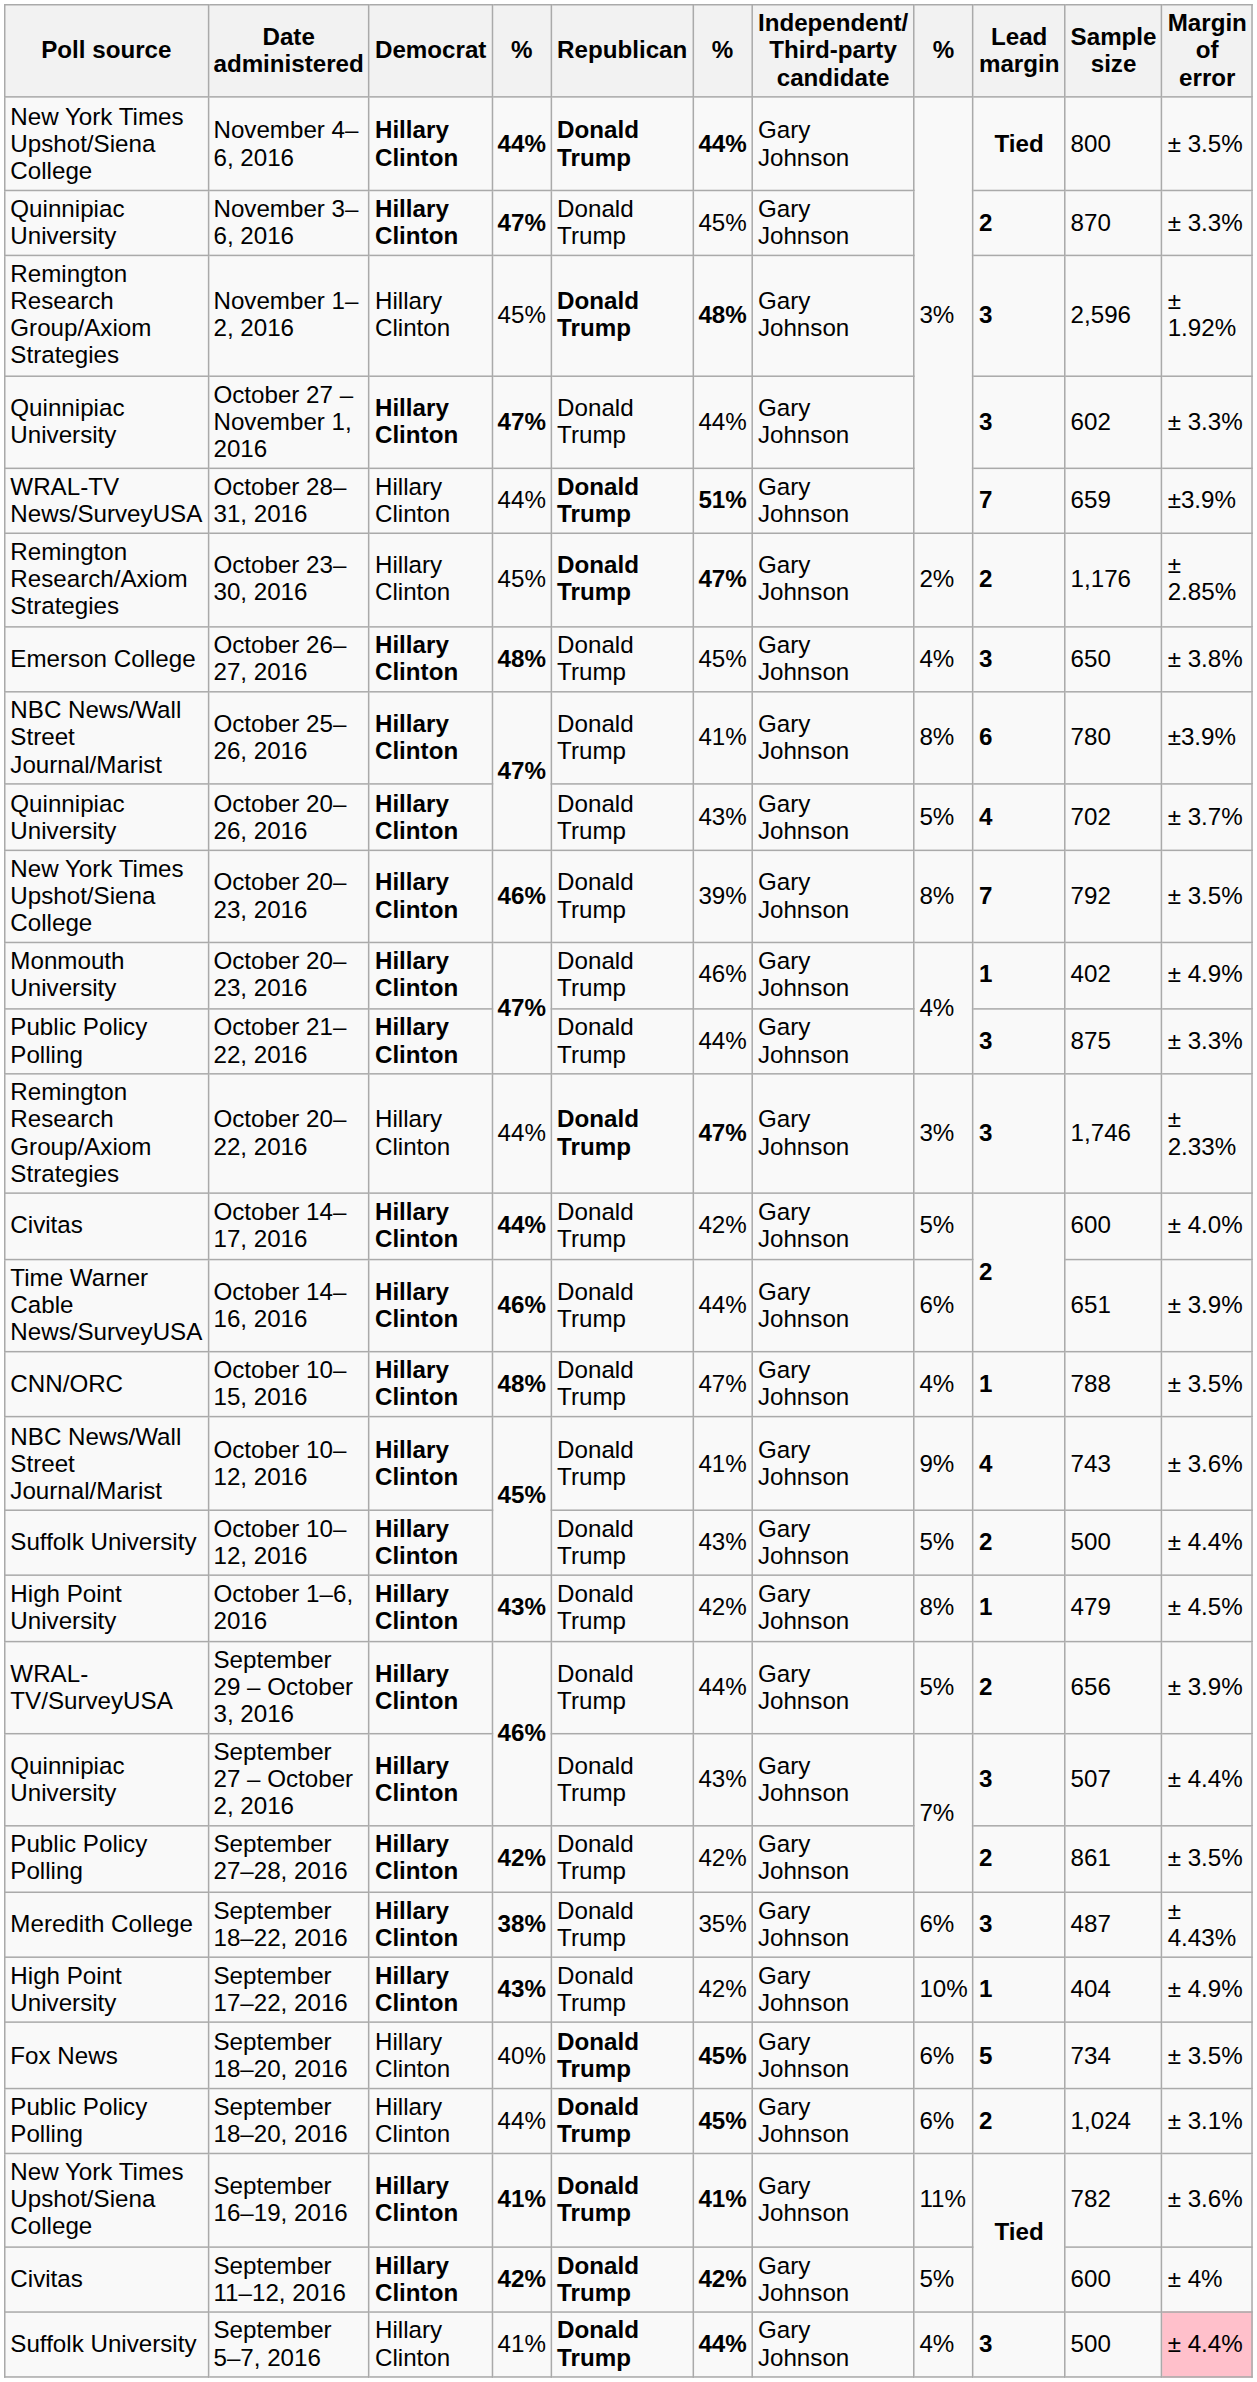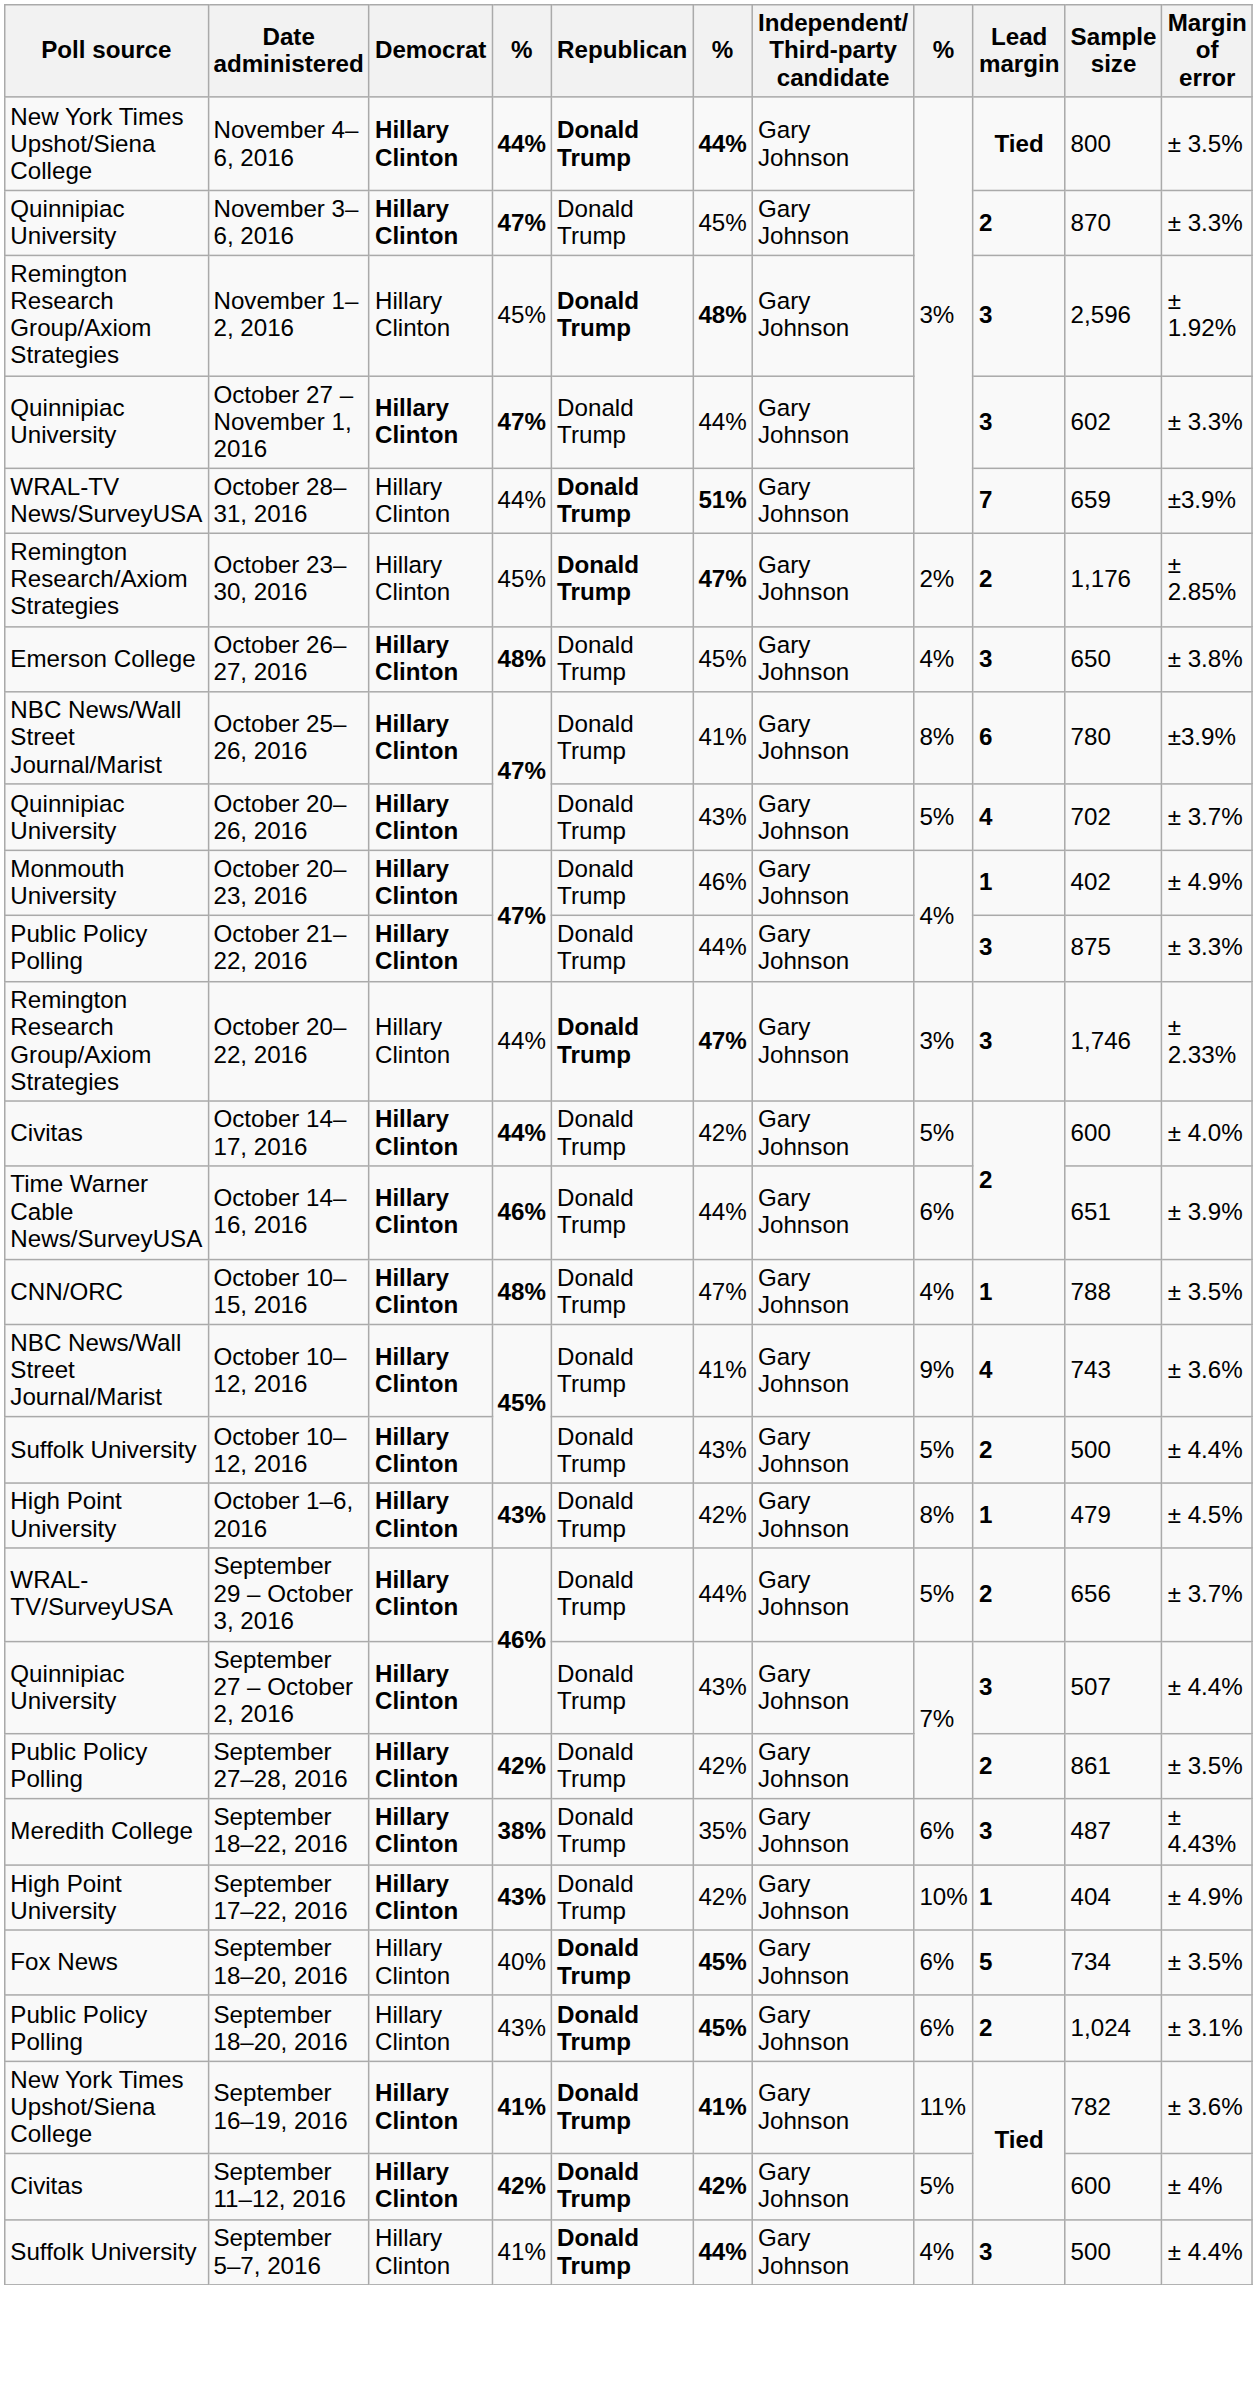- row: (97, 896)
(1205, 1686) ± 3.9% -> (1205, 1594) ± 3.7%
(522, 2120) 44% -> (522, 2027) 43%
(1205, 2344) pink background -> (1205, 2251) no background
